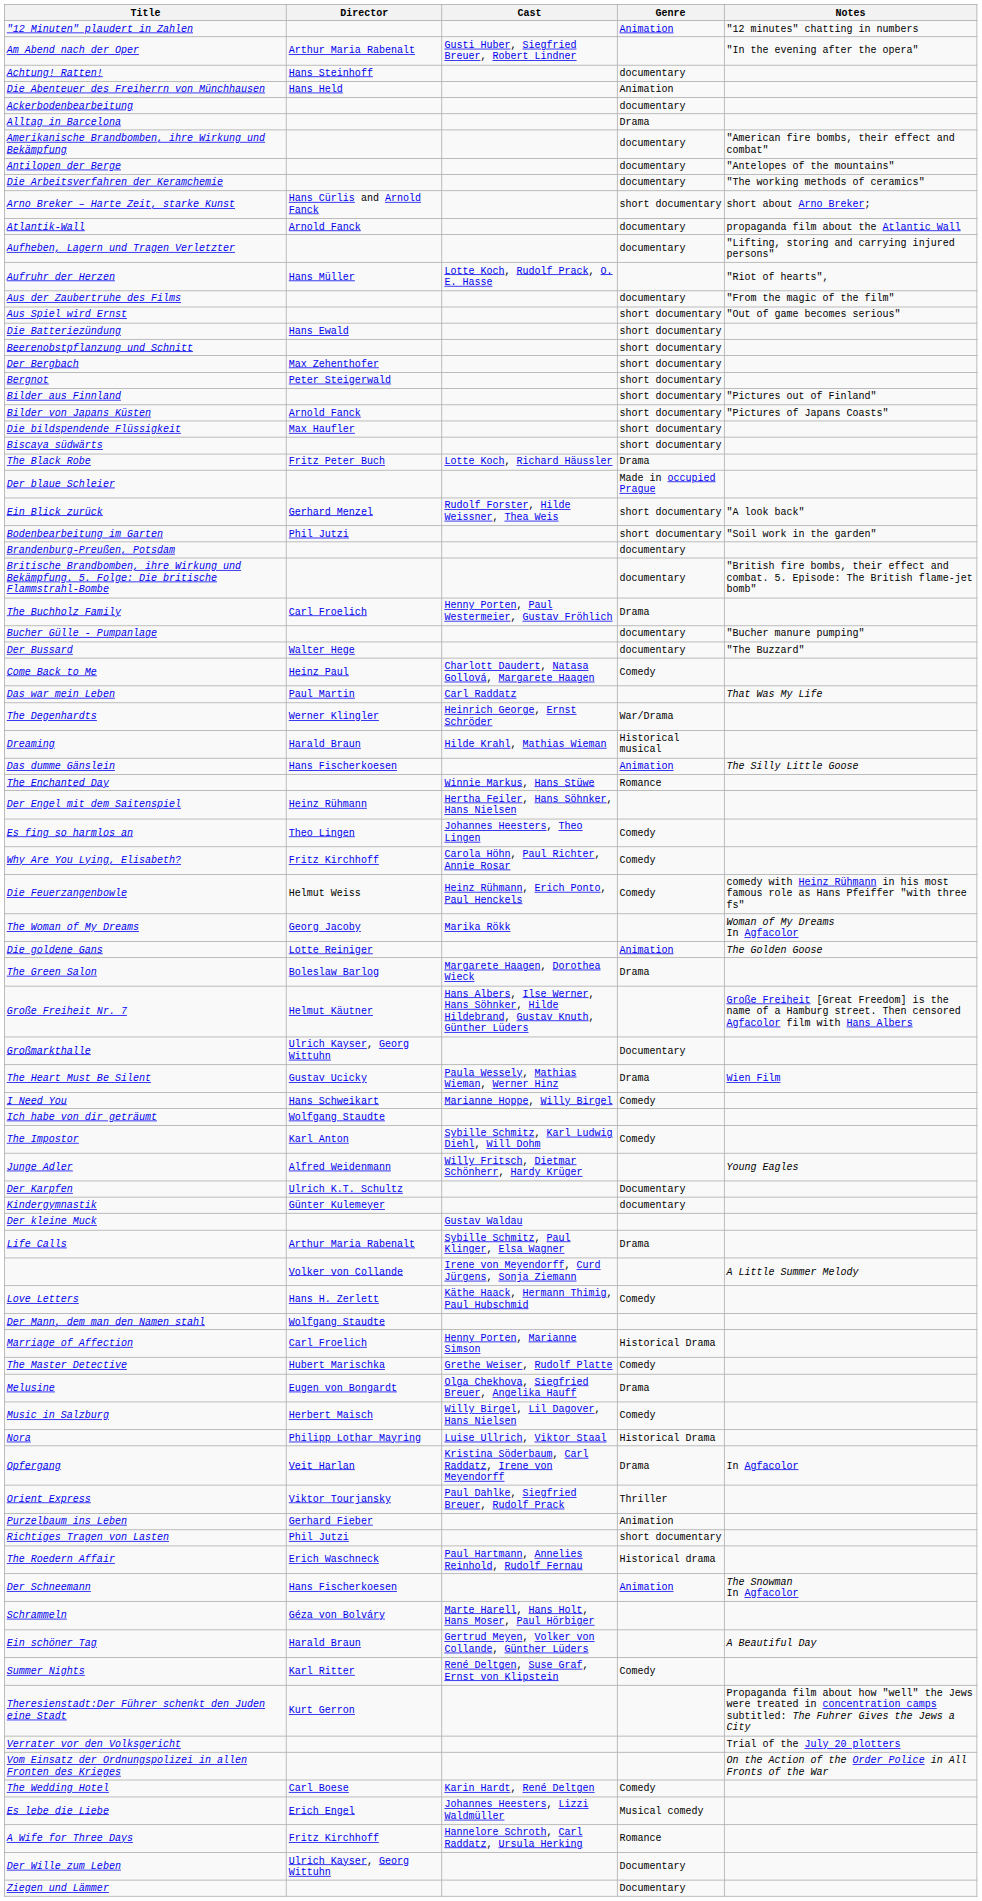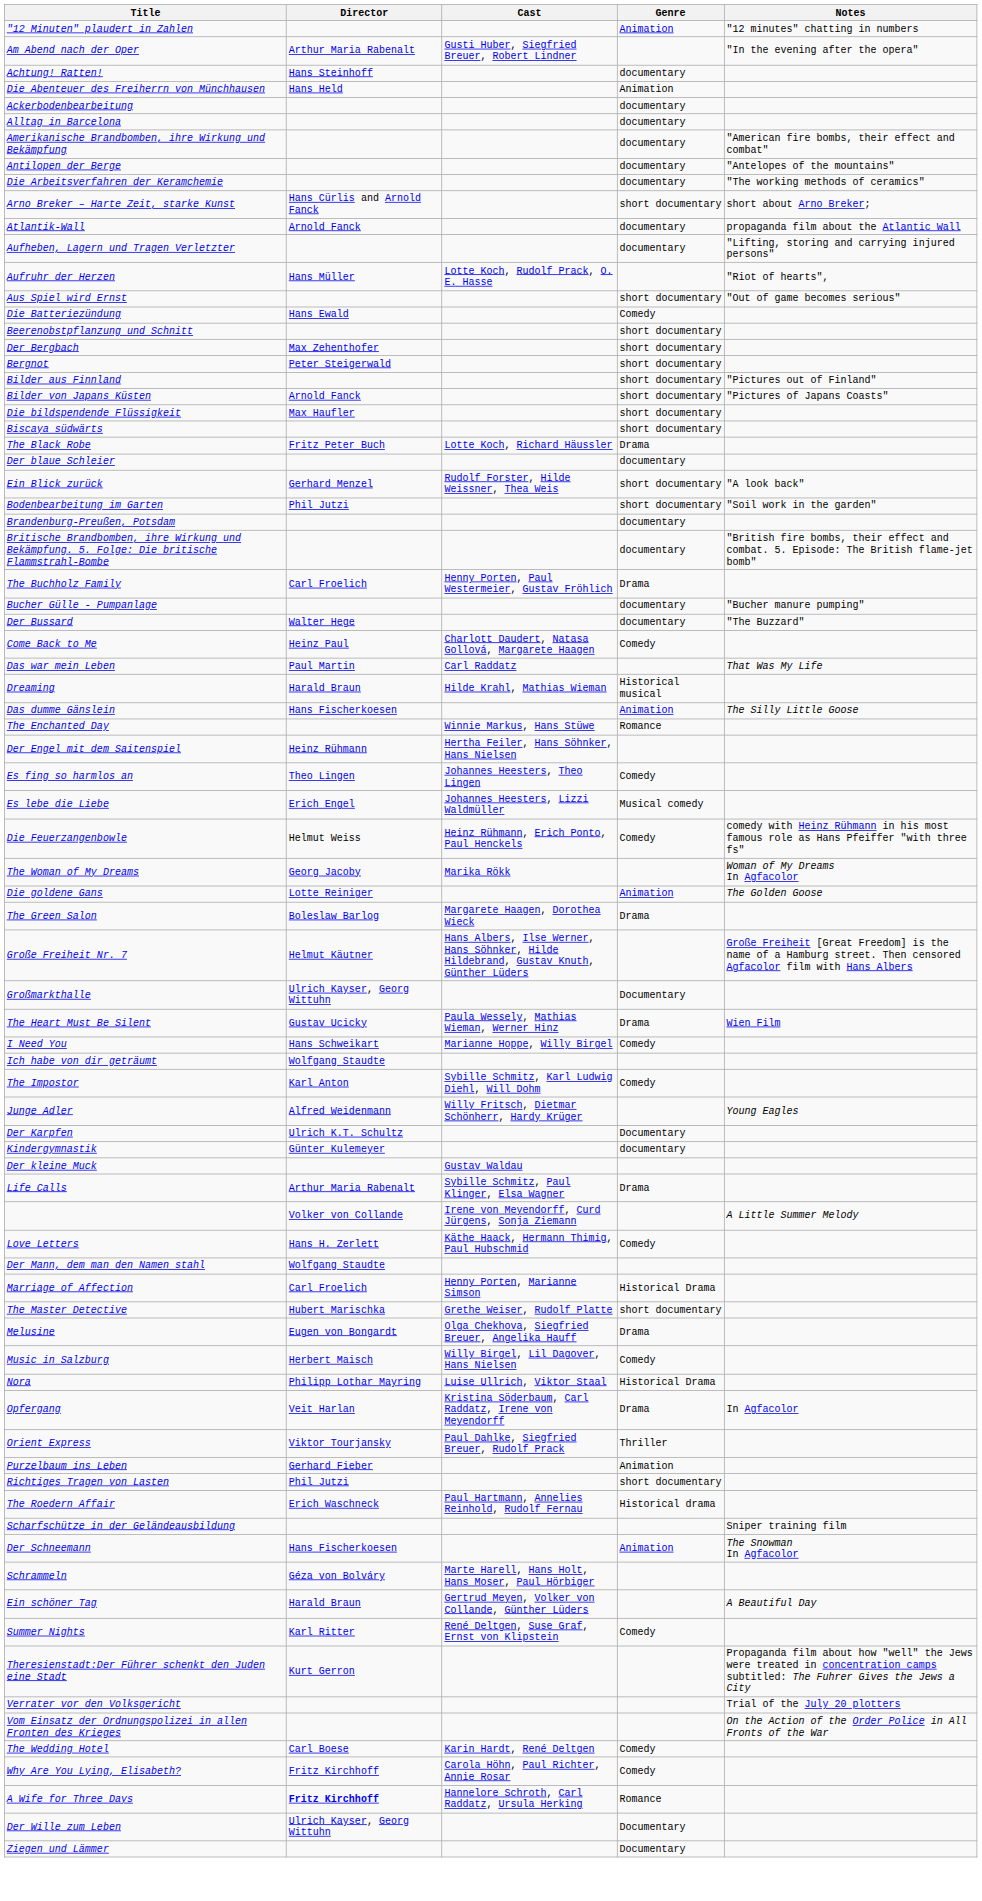(634, 122) Drama -> (652, 122) documentary
- row: (94, 299)
(670, 331) short documentary -> (637, 315) Comedy
(667, 484) Made in occupied Prague -> (652, 462) documentary
- row: (52, 716)
rows swapped: (58, 1811) <-> (94, 860)
(637, 1366) Comedy -> (670, 1310) short documentary
+ row: (121, 1526)
(334, 1838) normal -> (334, 1799) bold
